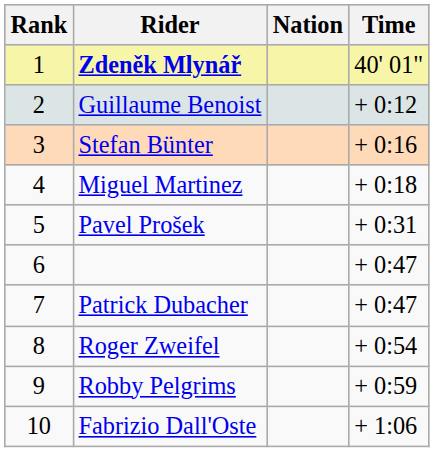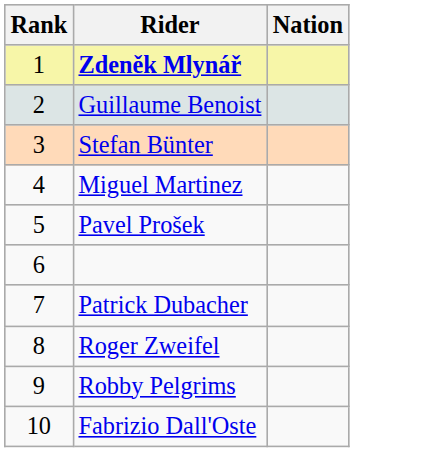- column: (389, 24)
